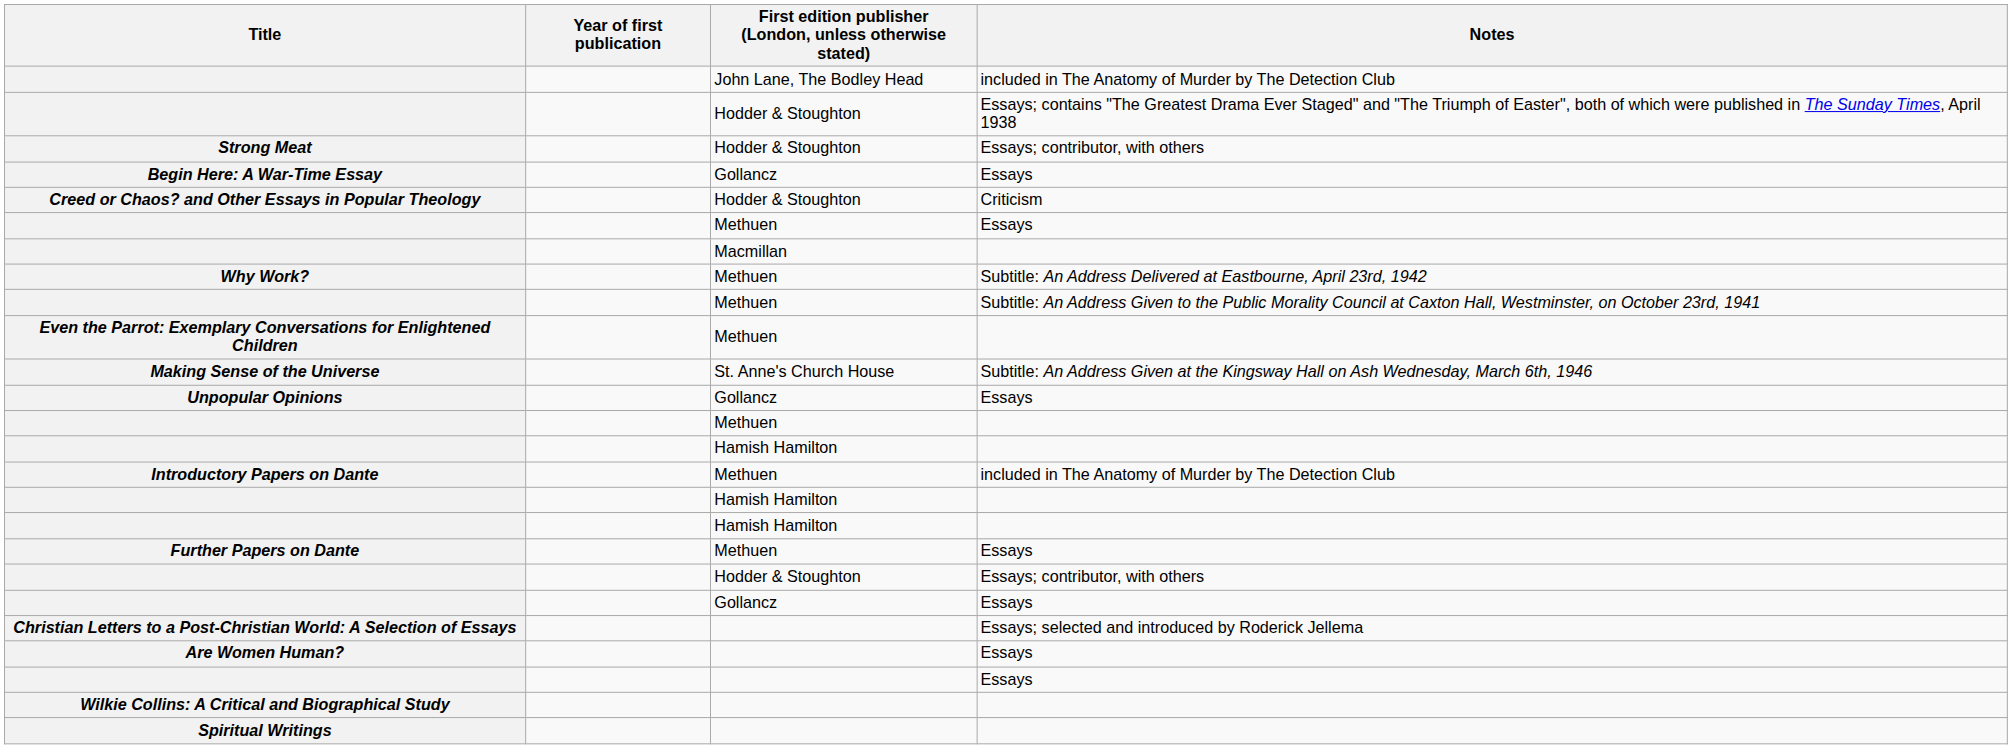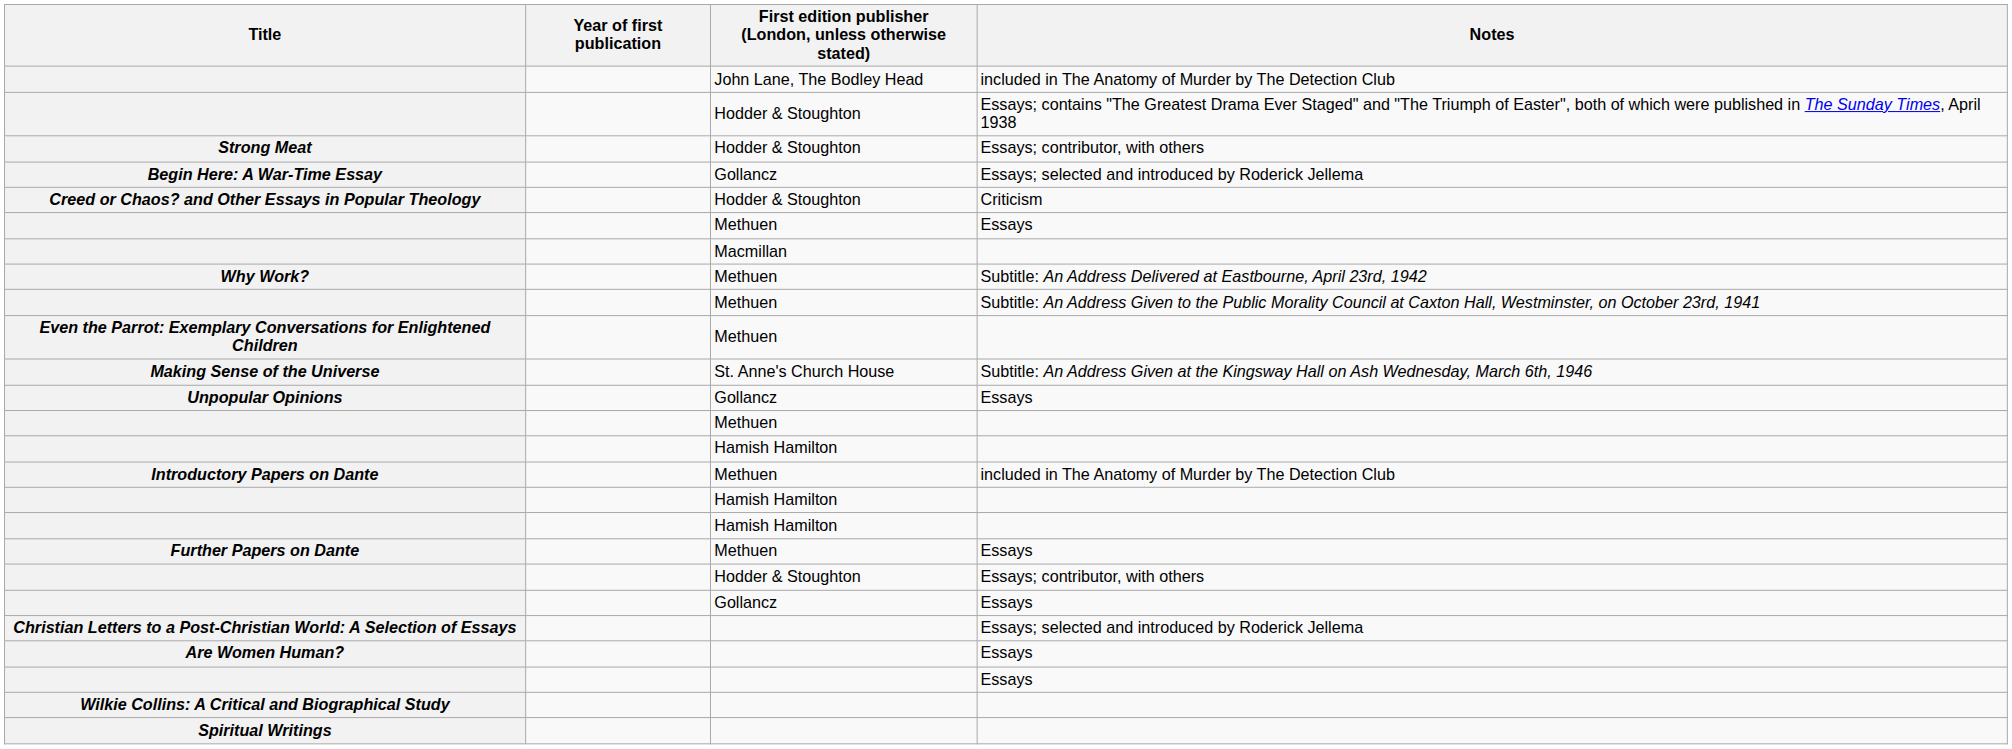(1007, 174) Essays -> (1172, 174) Essays; selected and introduced by Roderick Jellema
